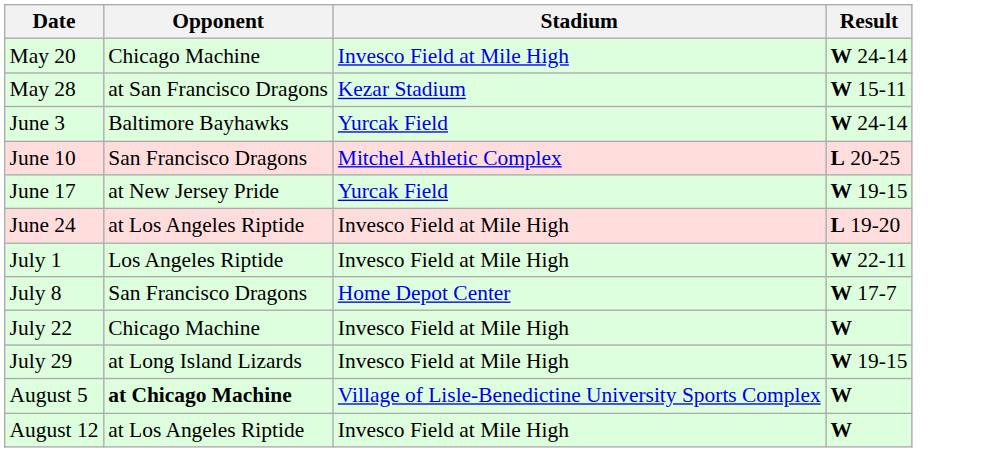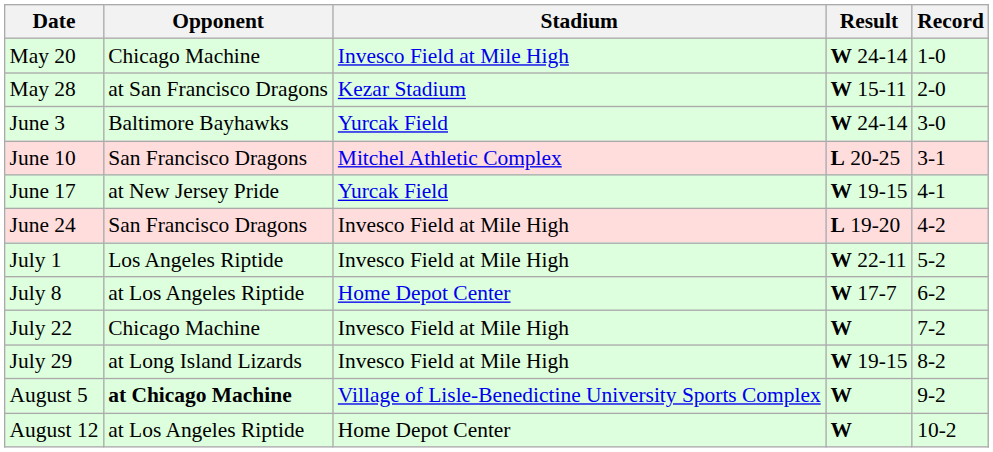+ column: (951, 21)
(206, 225) at Los Angeles Riptide -> (208, 225) San Francisco Dragons
(208, 293) San Francisco Dragons -> (206, 293) at Los Angeles Riptide
(453, 429) Invesco Field at Mile High -> (424, 429) Home Depot Center
